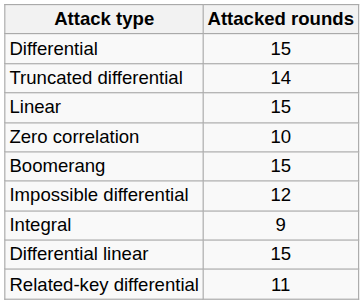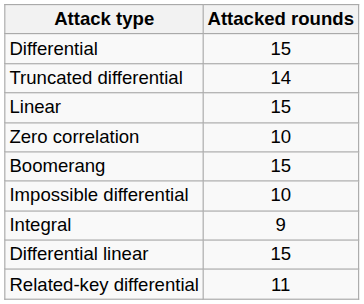(281, 195) 12 -> (281, 195) 10
